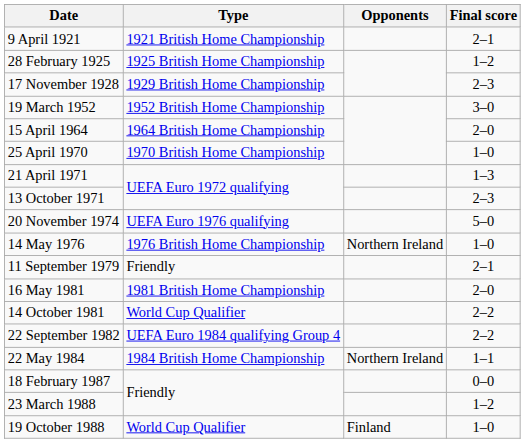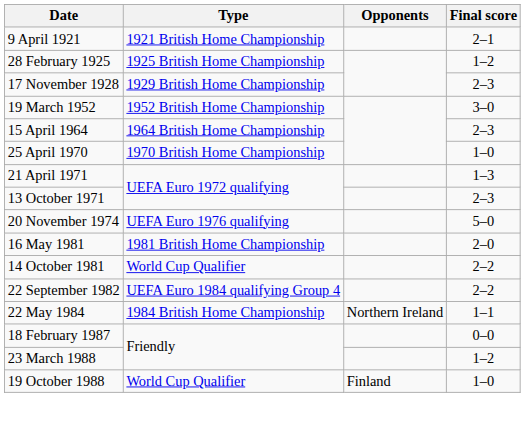(483, 130) 2–0 -> (483, 130) 2–3
- row: (46, 244)
- row: (63, 267)
